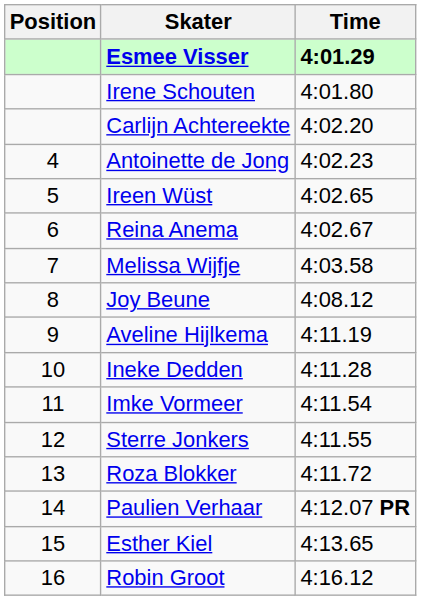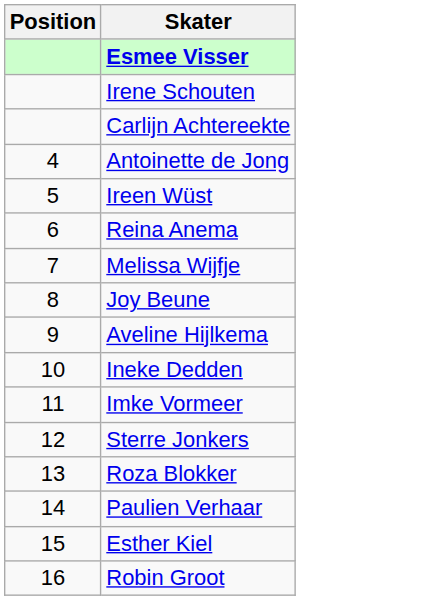- column: (355, 21)
